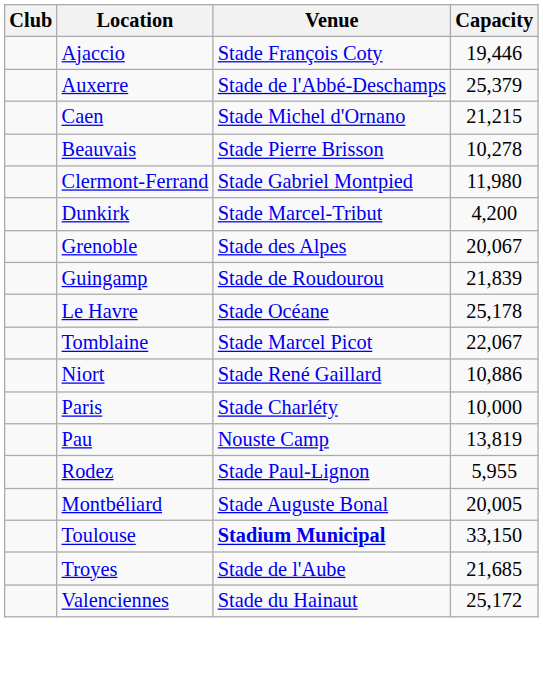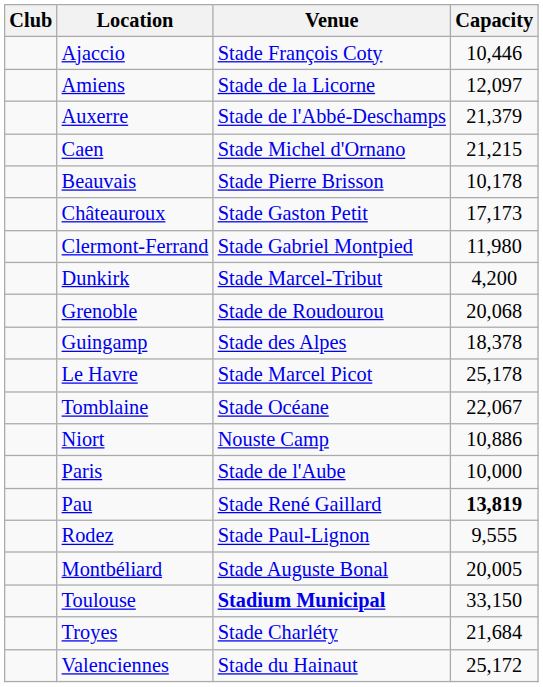(494, 52) 19,446 -> (494, 52) 10,446
+ row: (93, 85)
(494, 85) 25,379 -> (494, 117) 21,379
(494, 149) 10,278 -> (494, 181) 10,178
+ row: (114, 213)
(282, 246) Stade des Alpes -> (301, 310) Stade de Roudourou
(494, 246) 20,067 -> (494, 310) 20,068
(301, 278) Stade de Roudourou -> (282, 342) Stade des Alpes
(494, 278) 21,839 -> (494, 342) 18,378
(273, 310) Stade Océane -> (295, 375) Stade Marcel Picot
(295, 342) Stade Marcel Picot -> (273, 407) Stade Océane
(300, 375) Stade René Gaillard -> (273, 439) Nouste Camp
(278, 407) Stade Charléty -> (282, 471) Stade de l'Aube
(273, 439) Nouste Camp -> (300, 504) Stade René Gaillard
(494, 439) normal -> (494, 504) bold
(494, 471) 5,955 -> (494, 536) 9,555
(282, 568) Stade de l'Aube -> (278, 632) Stade Charléty
(494, 568) 21,685 -> (494, 632) 21,684
